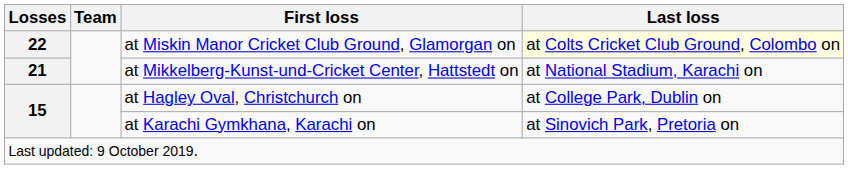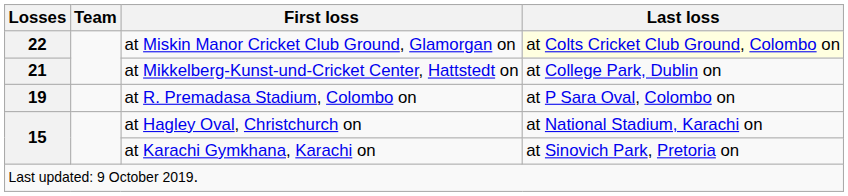(644, 71) at National Stadium, Karachi on -> (624, 71) at College Park, Dublin on
+ row: (271, 97)
(624, 97) at College Park, Dublin on -> (644, 124) at National Stadium, Karachi on
